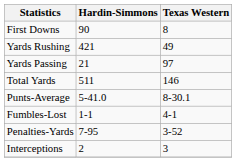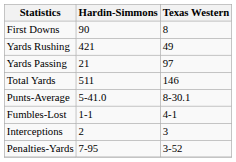rows swapped: (35, 149) <-> (40, 132)
